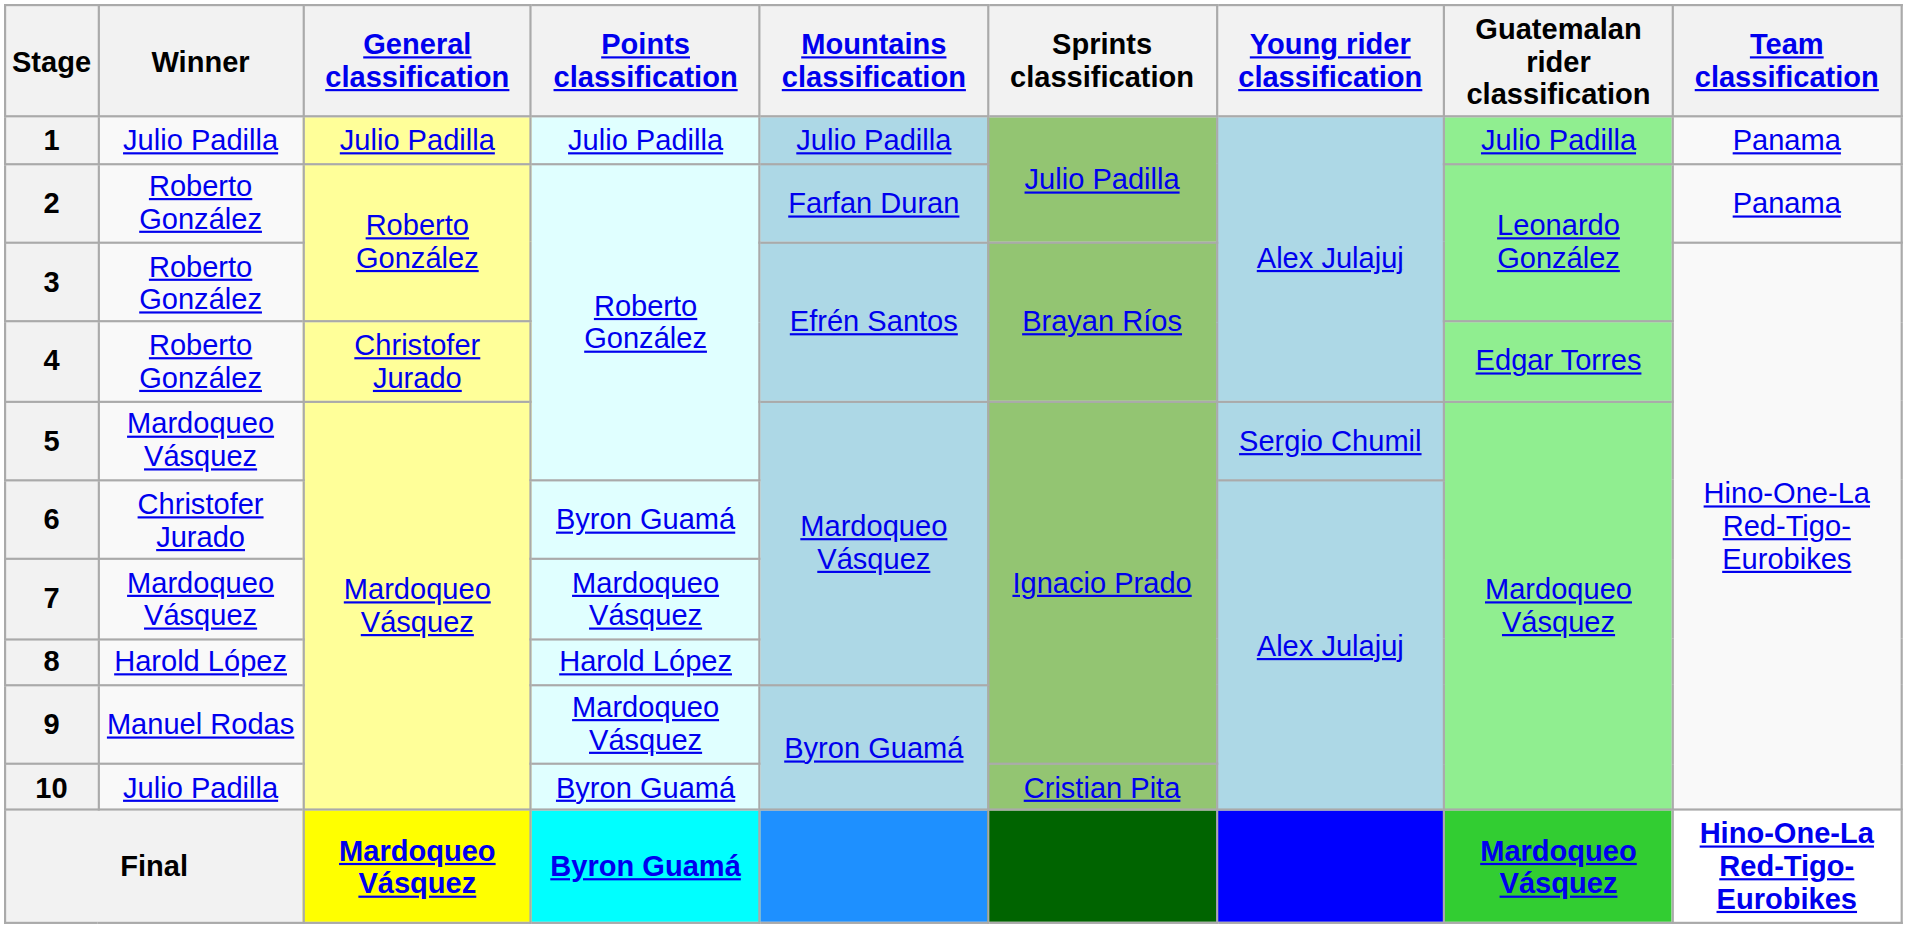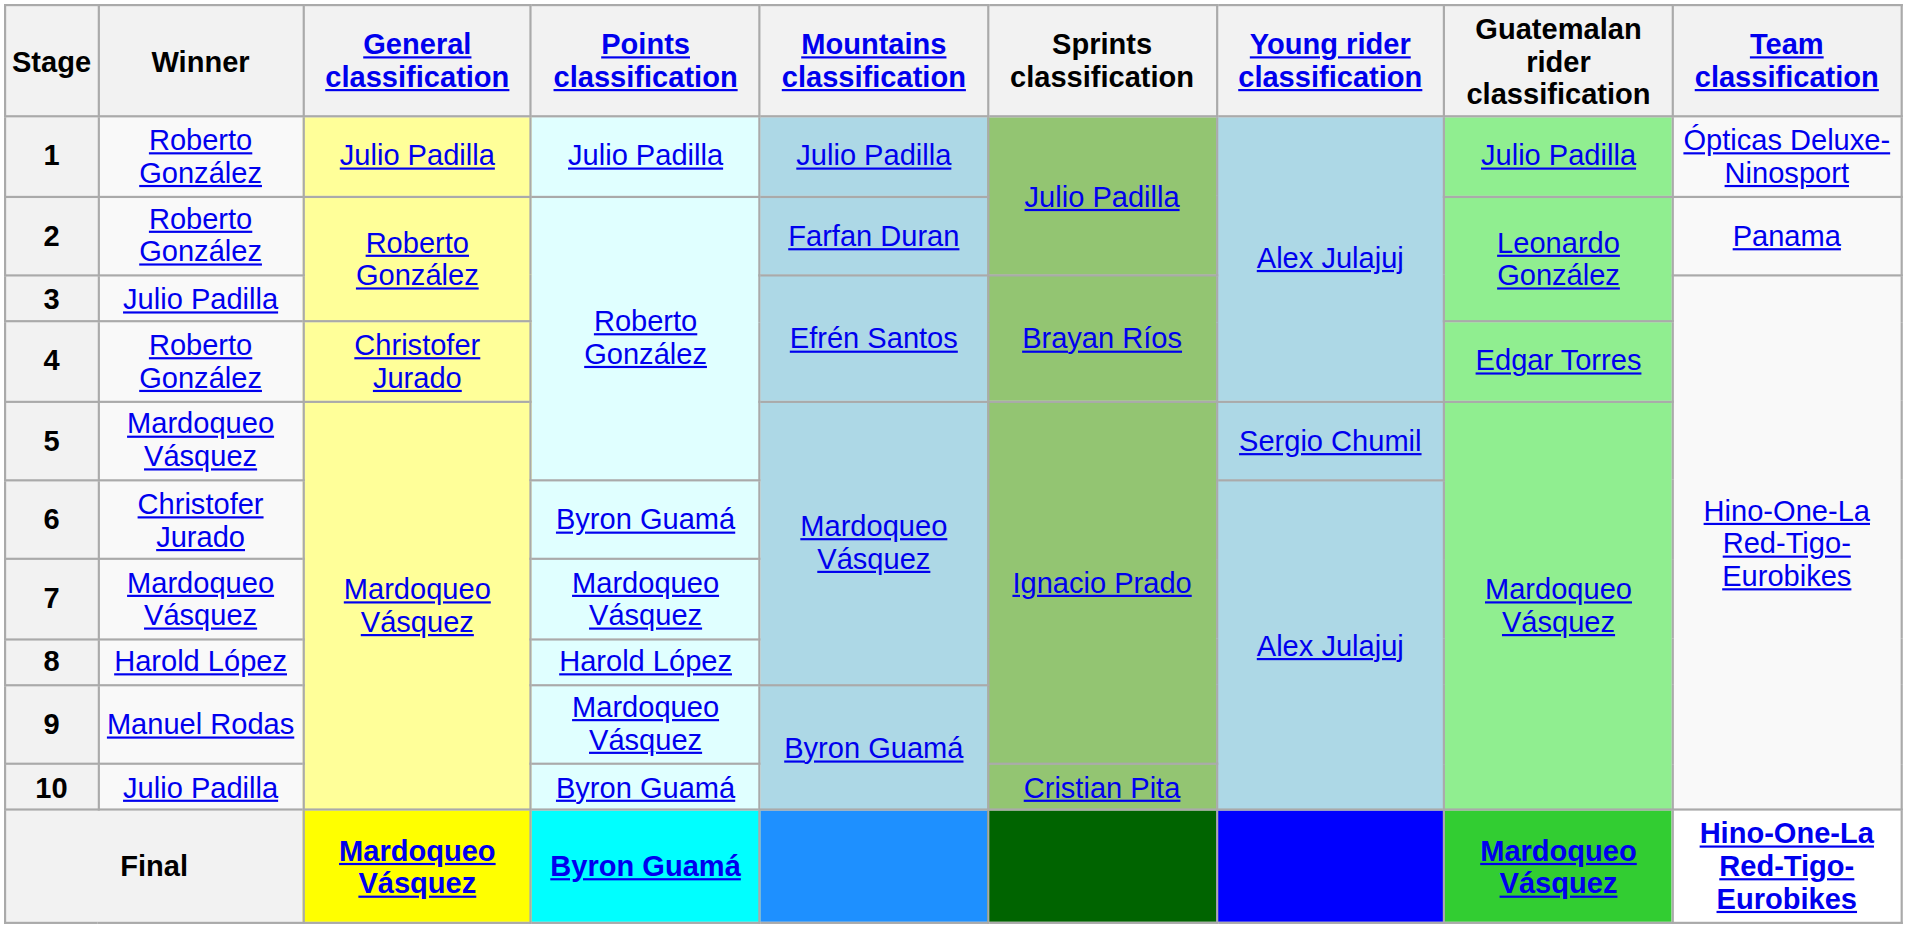(201, 141) Julio Padilla -> (201, 157) Roberto González
(1787, 141) Panama -> (1787, 157) Ópticas Deluxe-Ninosport
(201, 282) Roberto González -> (201, 299) Julio Padilla
